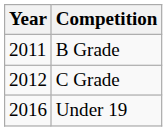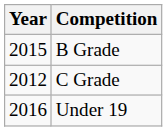(28, 49) 2011 -> (28, 49) 2015
